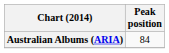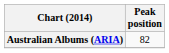(145, 39) 84 -> (145, 39) 82
